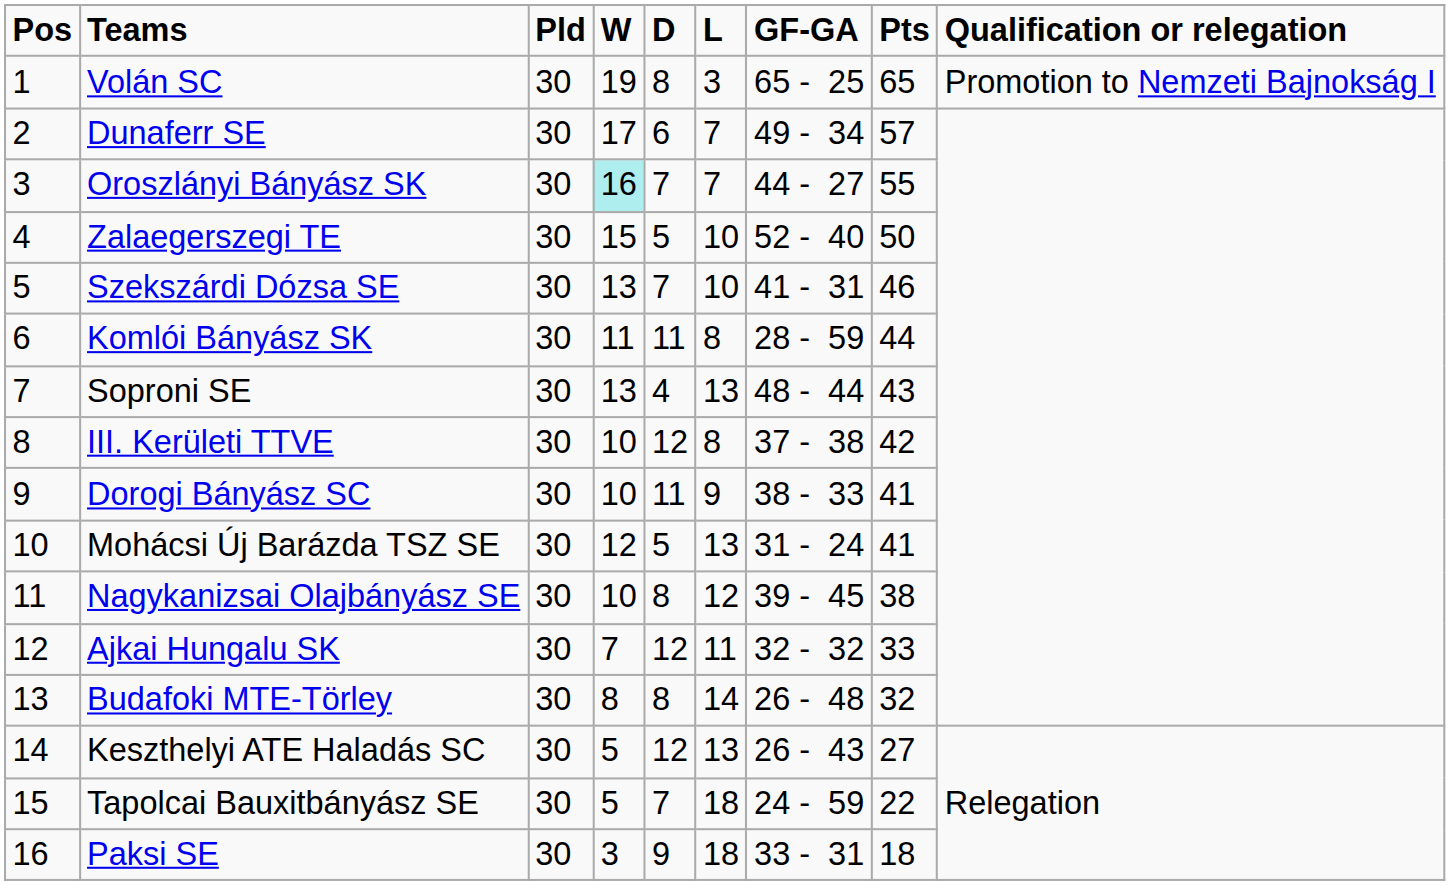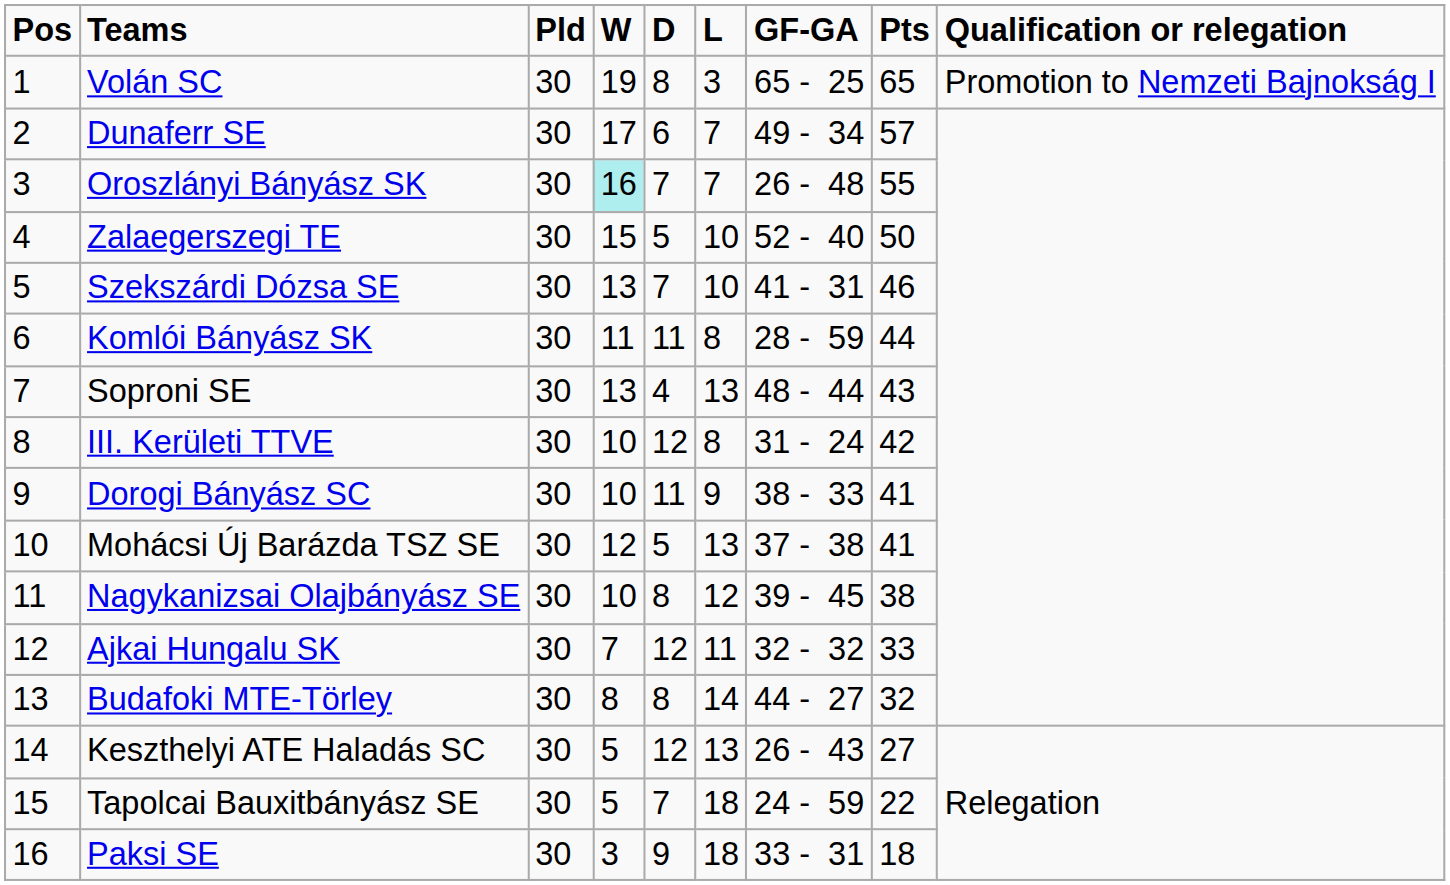(809, 184) 44 - 27 -> (809, 184) 26 - 48
(809, 442) 37 - 38 -> (809, 442) 31 - 24
(809, 545) 31 - 24 -> (809, 545) 37 - 38
(809, 699) 26 - 48 -> (809, 699) 44 - 27
